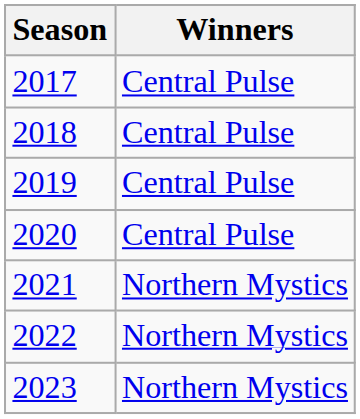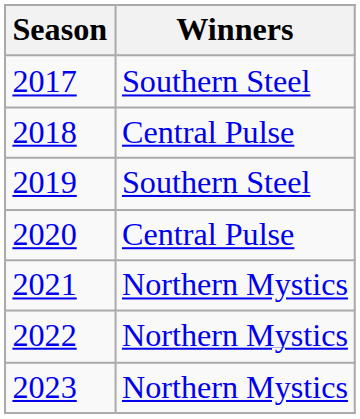(208, 81) Central Pulse -> (216, 81) Southern Steel
(208, 183) Central Pulse -> (216, 183) Southern Steel
